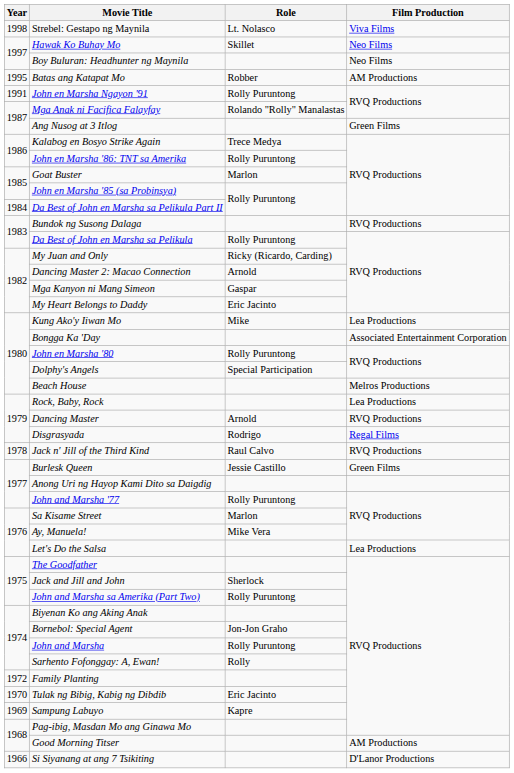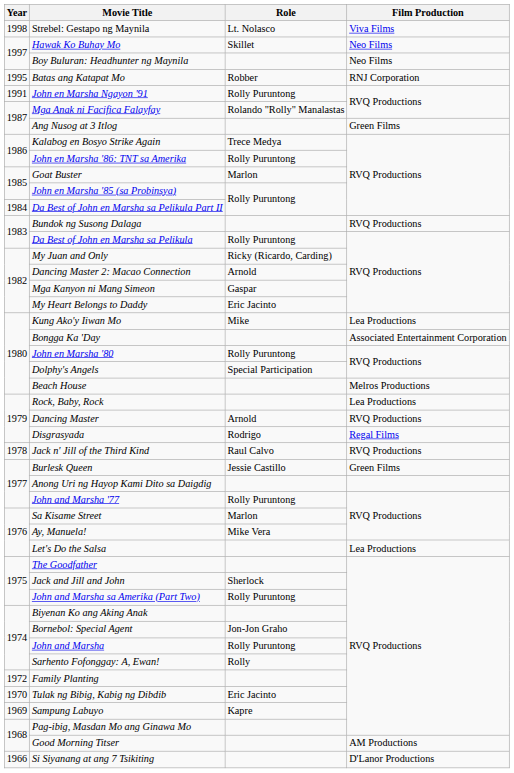(383, 77) AM Productions -> (384, 77) RNJ Corporation
